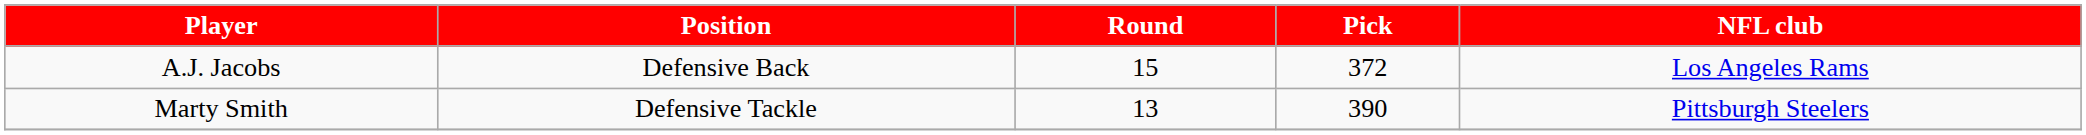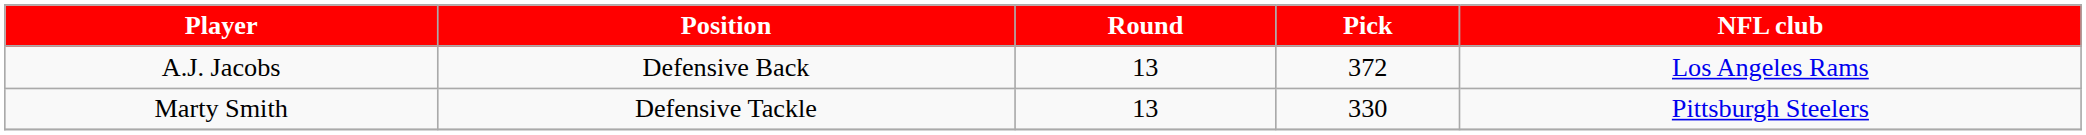(1145, 66) 15 -> (1145, 66) 13
(1368, 108) 390 -> (1368, 108) 330
